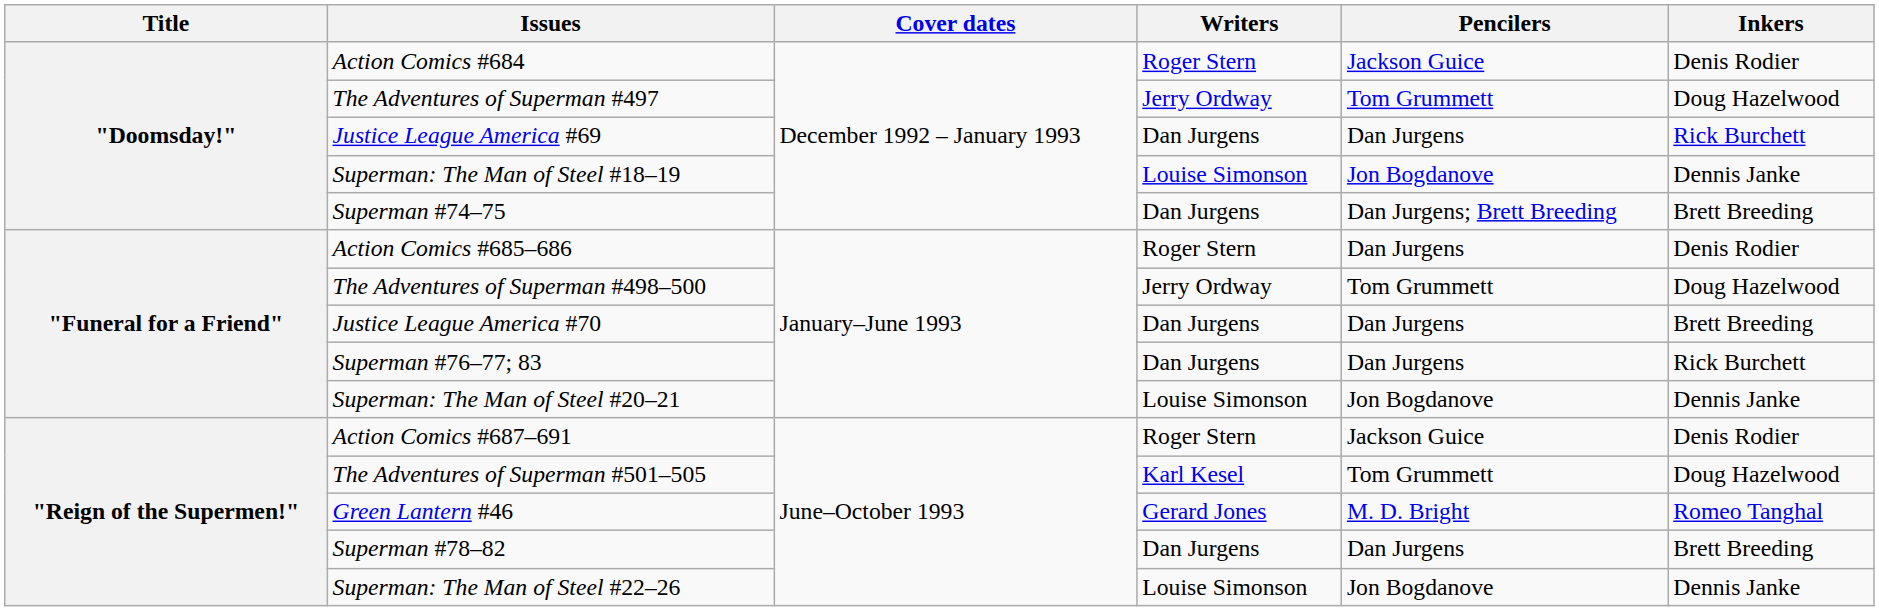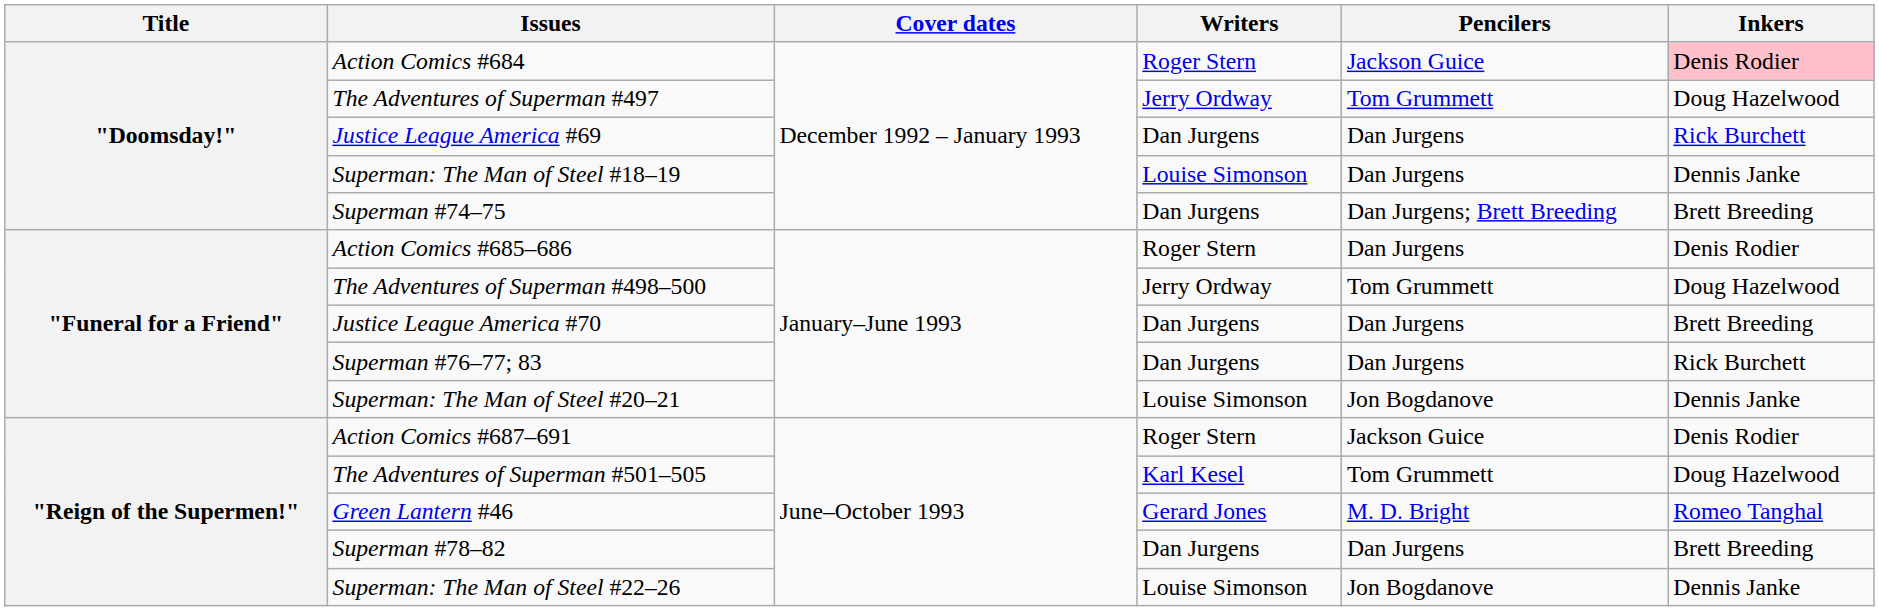(1736, 60) no background -> (1736, 60) pink background
(1420, 173) Jon Bogdanove -> (1406, 173) Dan Jurgens
